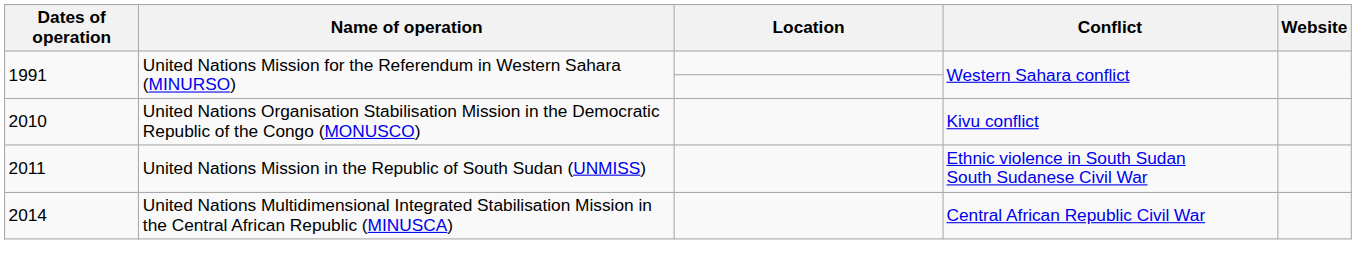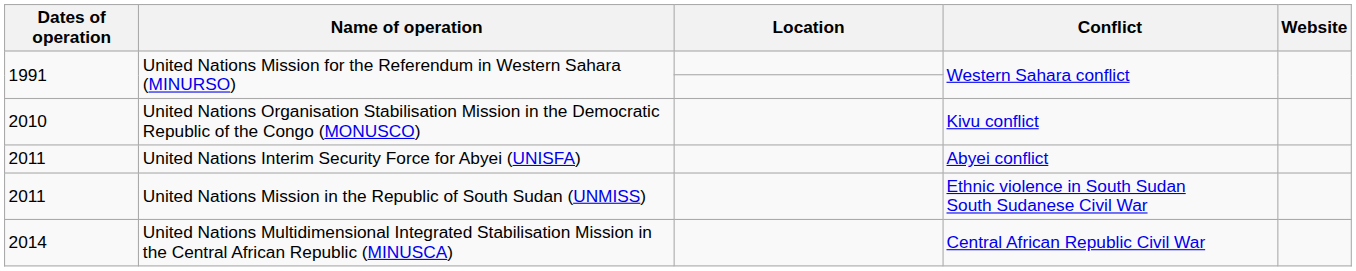+ row: (362, 158)
